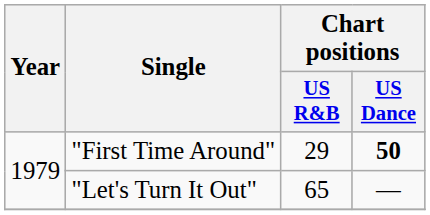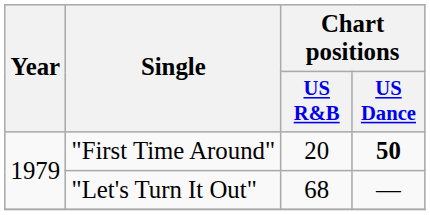(317, 150) 29 -> (317, 150) 20
(317, 190) 65 -> (317, 190) 68
